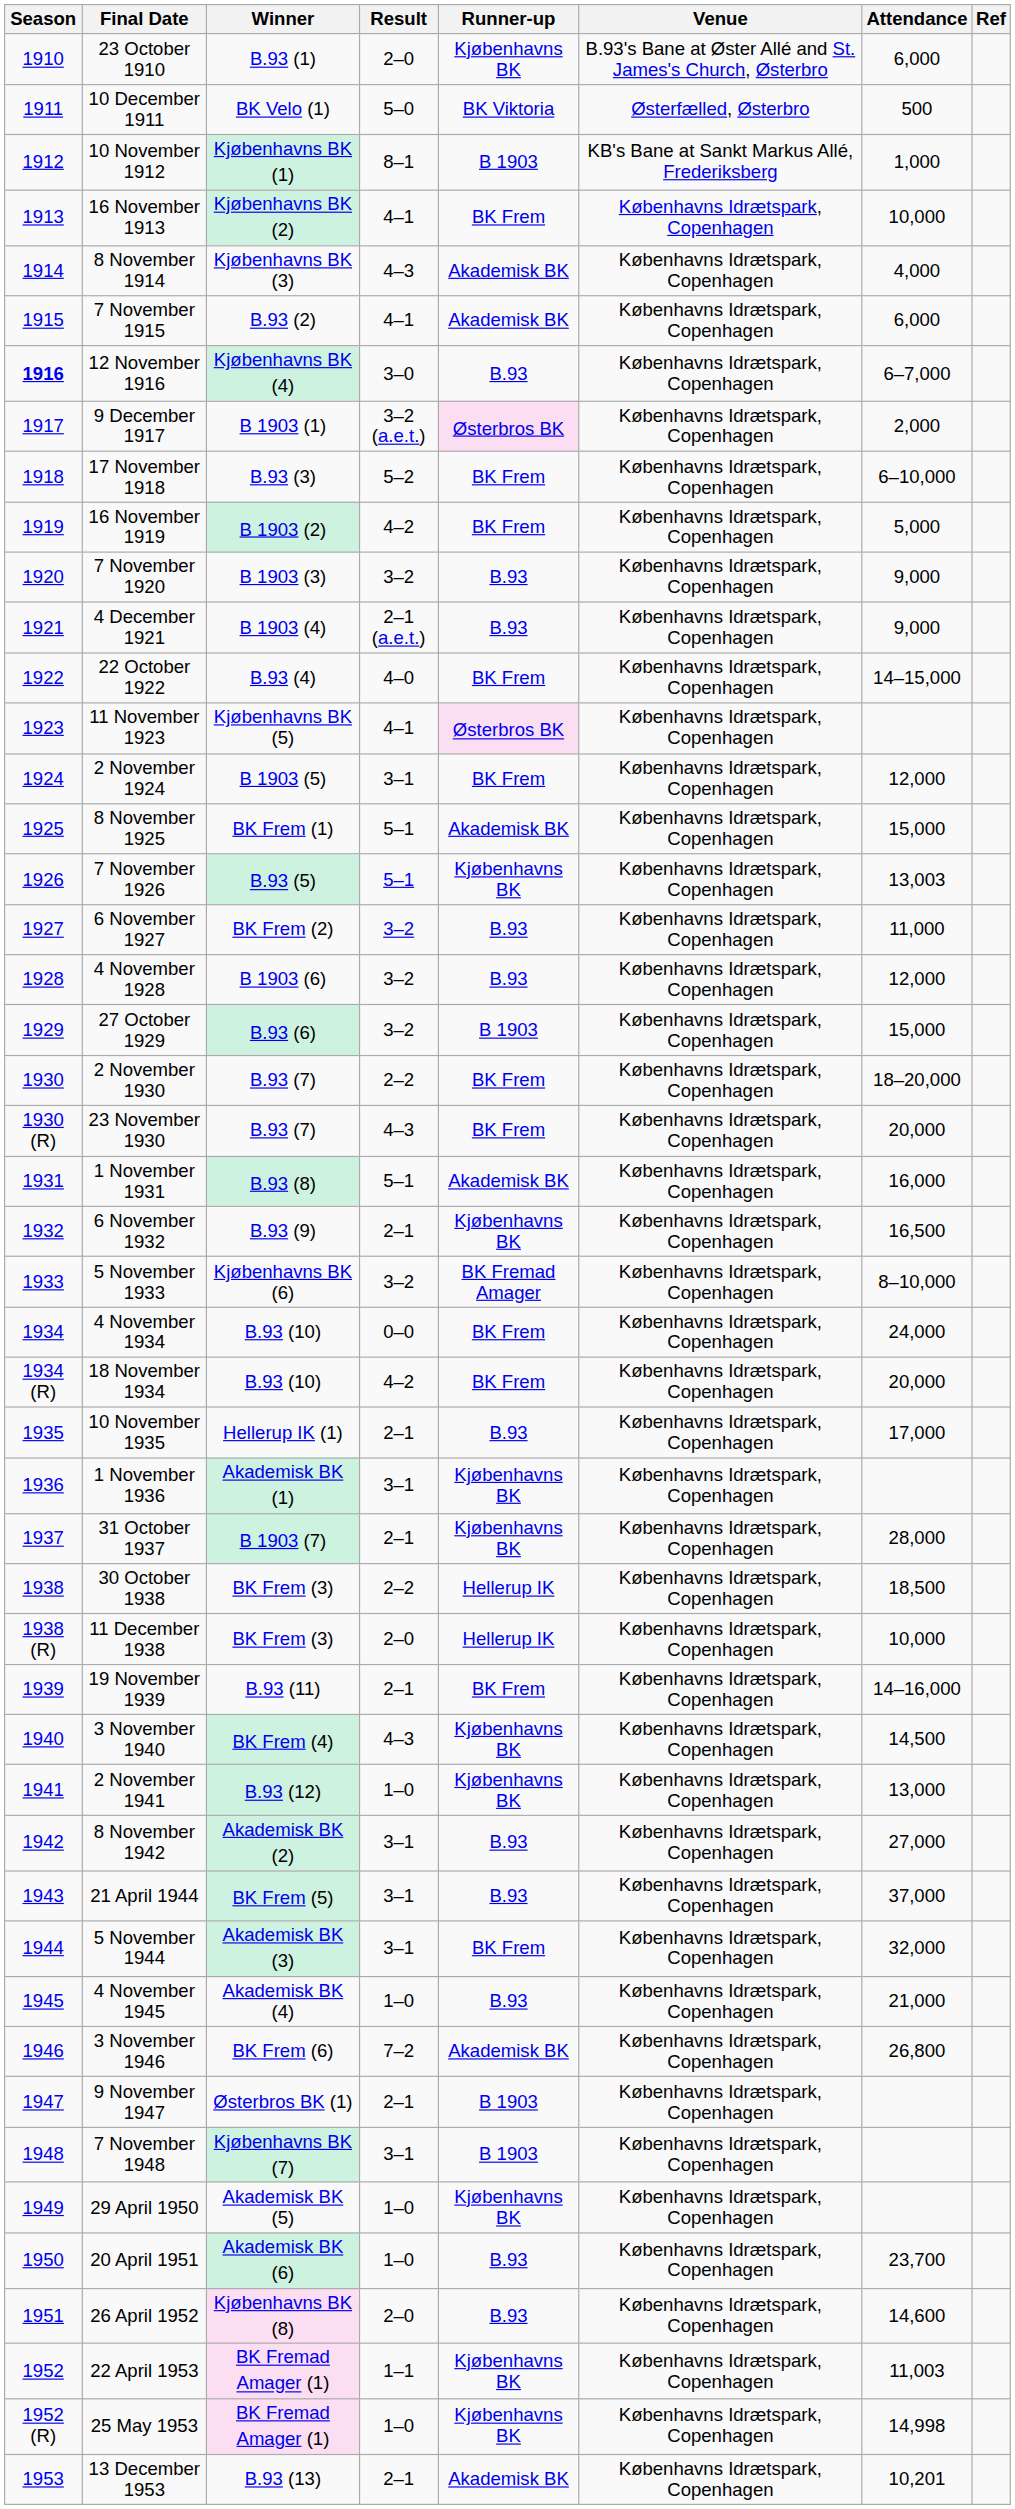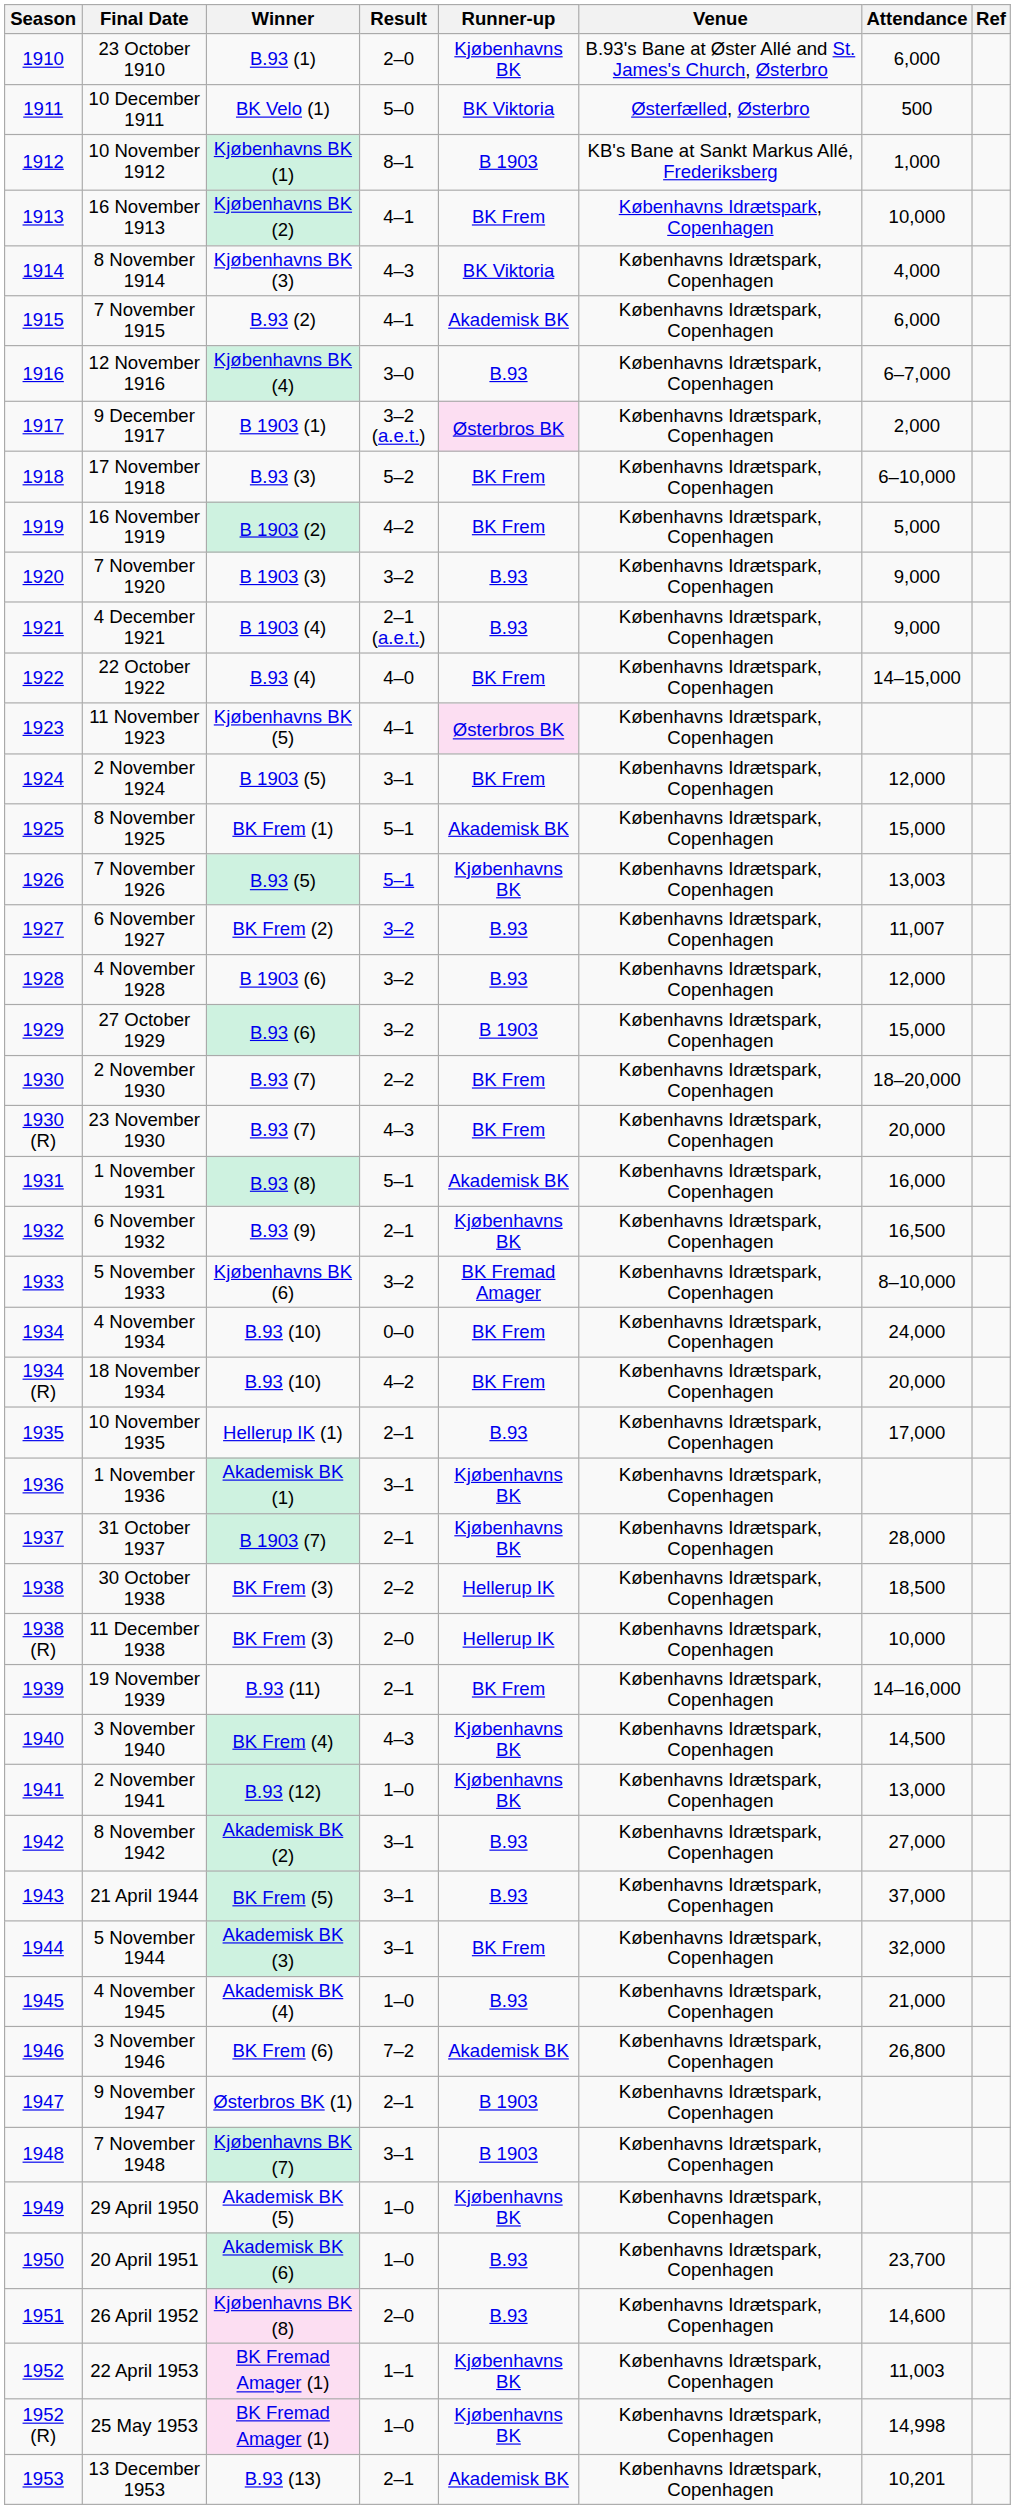(509, 270) Akademisk BK -> (509, 270) BK Viktoria
(43, 373) bold -> (43, 373) normal
(917, 929) 11,000 -> (917, 929) 11,007
